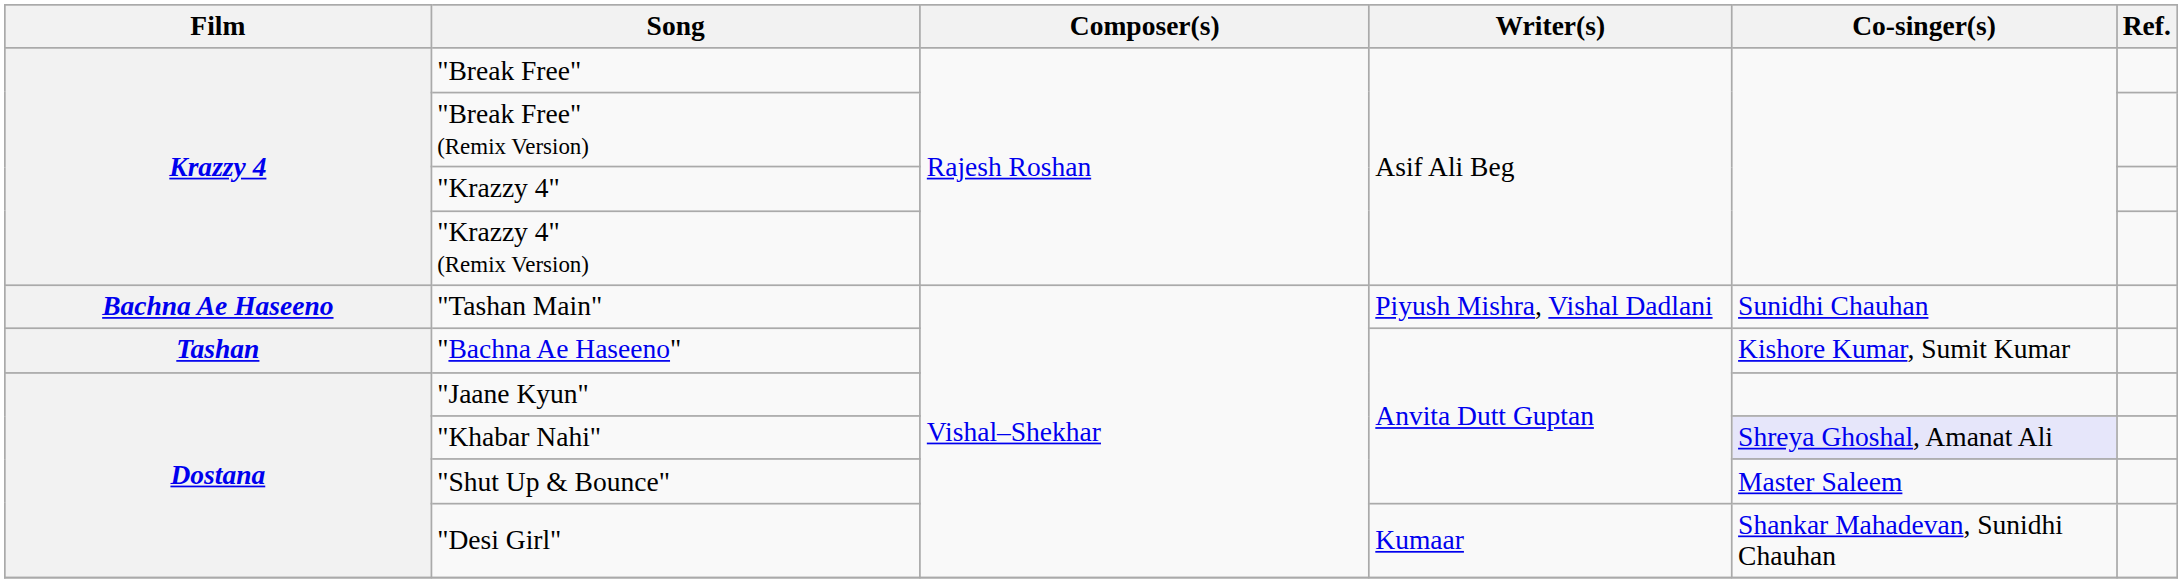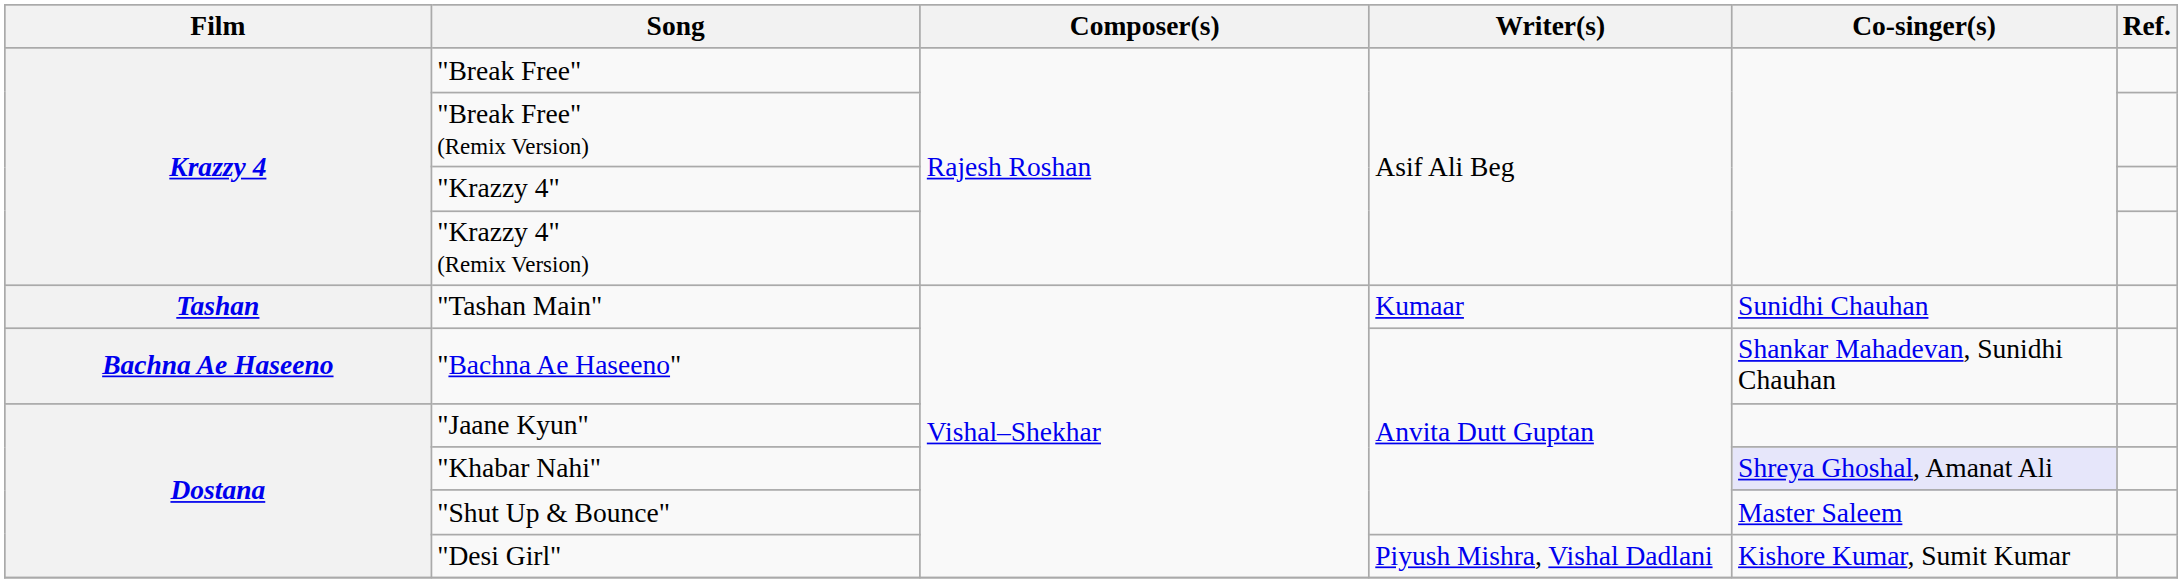(218, 306) Bachna Ae Haseeno -> (218, 306) Tashan
(1544, 306) Piyush Mishra, Vishal Dadlani -> (1420, 306) Kumaar
(218, 350) Tashan -> (218, 365) Bachna Ae Haseeno
(1904, 350) Kishore Kumar, Sumit Kumar -> (1901, 365) Shankar Mahadevan, Sunidhi Chauhan
(1420, 540) Kumaar -> (1544, 555) Piyush Mishra, Vishal Dadlani
(1901, 540) Shankar Mahadevan, Sunidhi Chauhan -> (1904, 555) Kishore Kumar, Sumit Kumar
